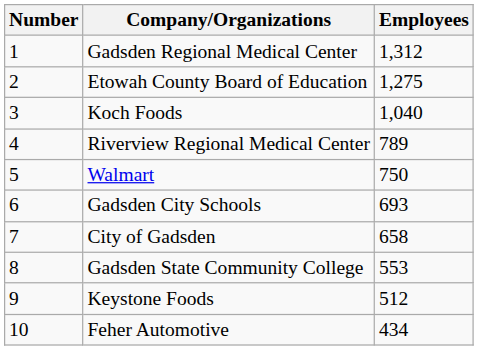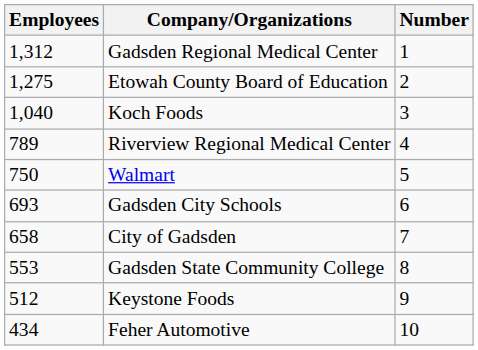columns swapped: (44, 19) <-> (424, 19)
